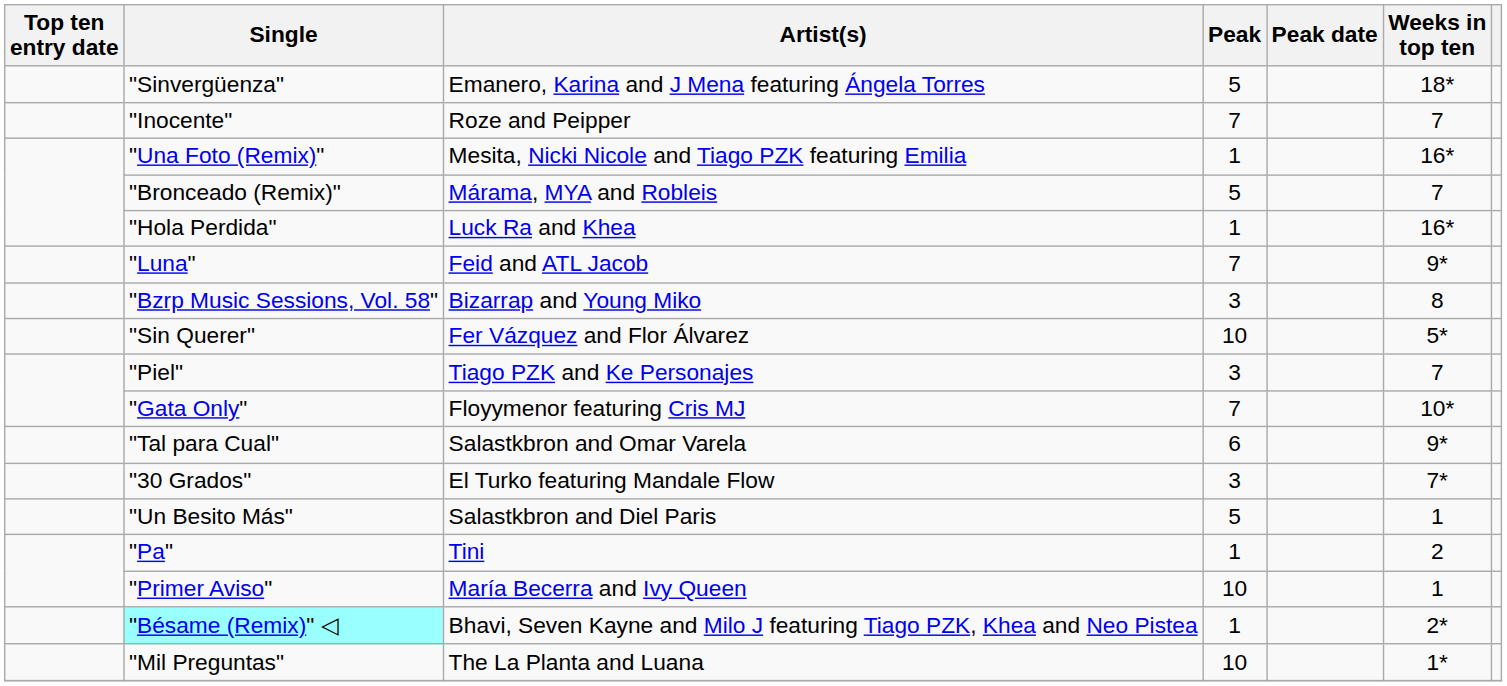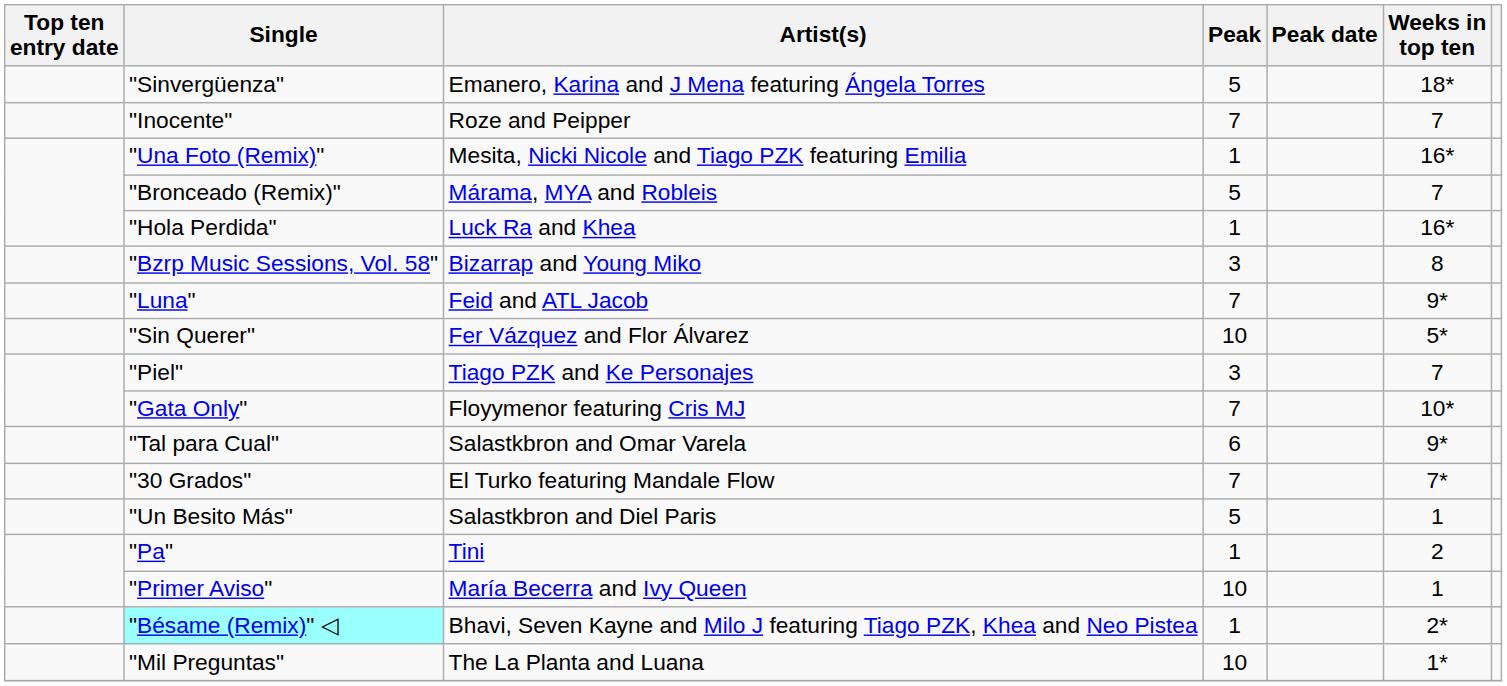rows swapped: (284, 300) <-> (162, 264)
(1235, 480) 3 -> (1235, 480) 7
